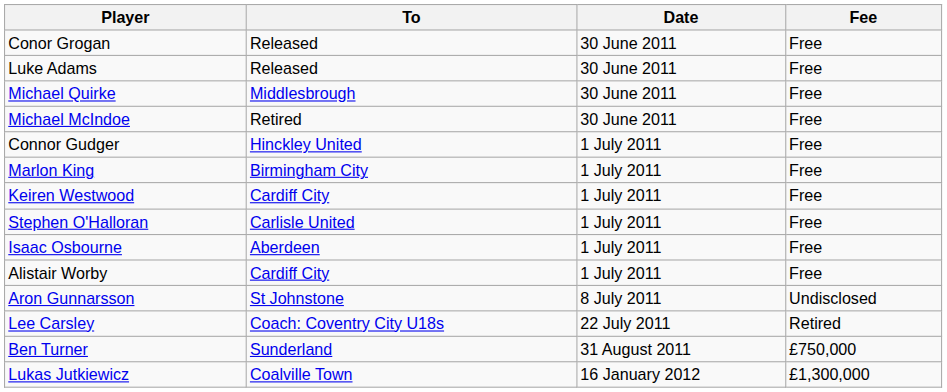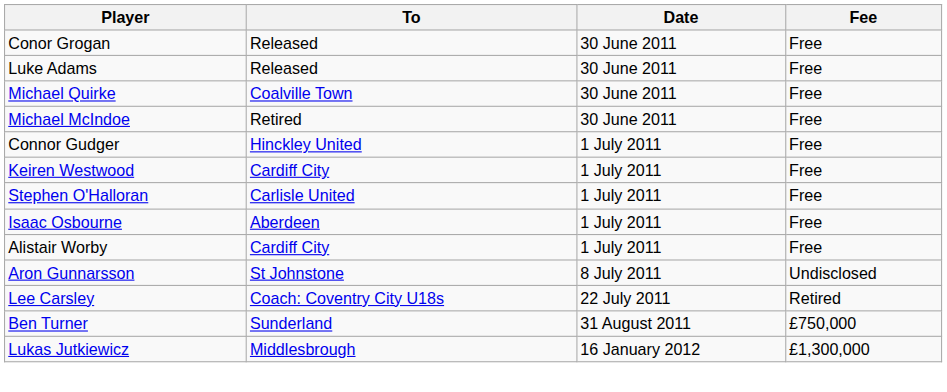(303, 94) Middlesbrough -> (301, 94) Coalville Town
- row: (51, 171)
(301, 375) Coalville Town -> (303, 349) Middlesbrough
